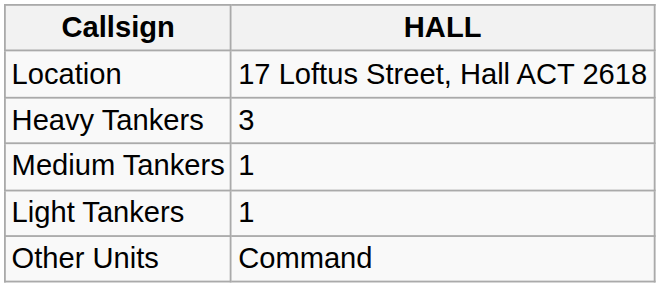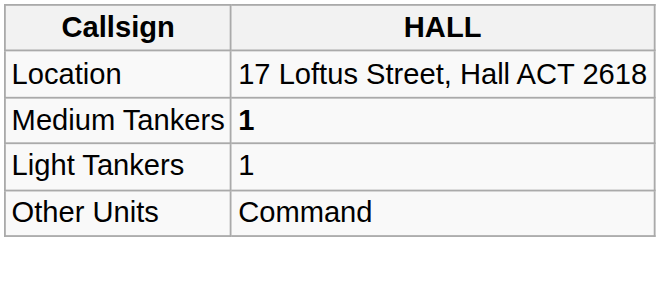- row: (108, 119)
(246, 166) normal -> (246, 119) bold
